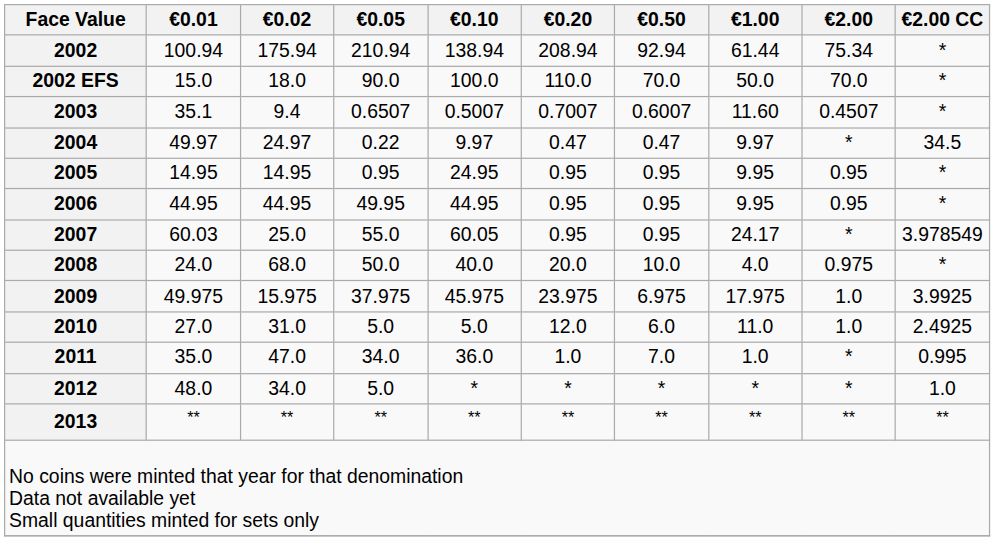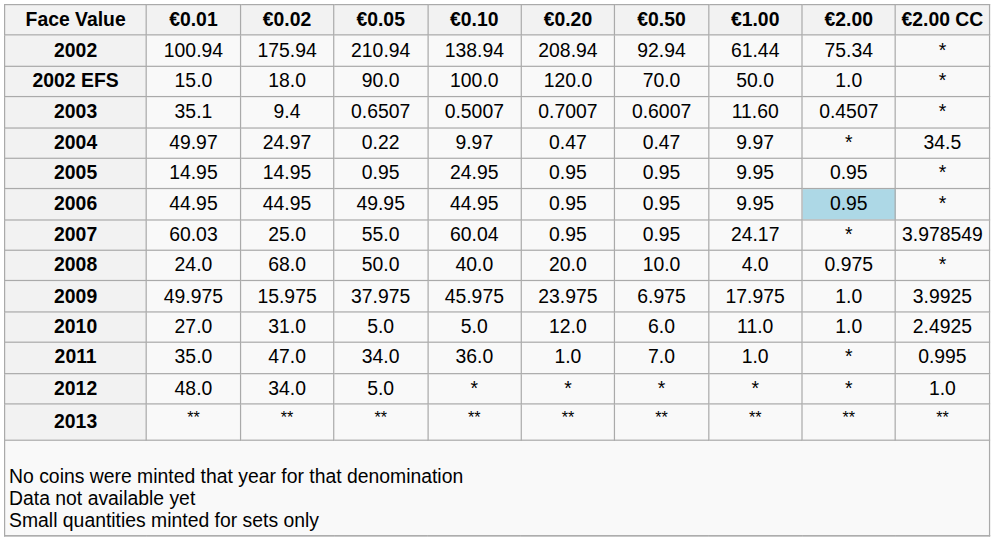(568, 81) 110.0 -> (568, 81) 120.0
(849, 81) 70.0 -> (849, 81) 1.0
(849, 204) no background -> (849, 204) lightblue background
(474, 234) 60.05 -> (474, 234) 60.04
